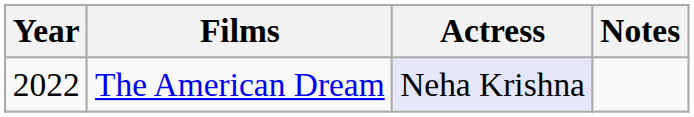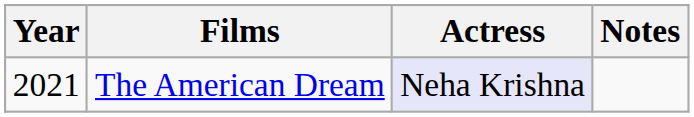(46, 84) 2022 -> (46, 84) 2021
